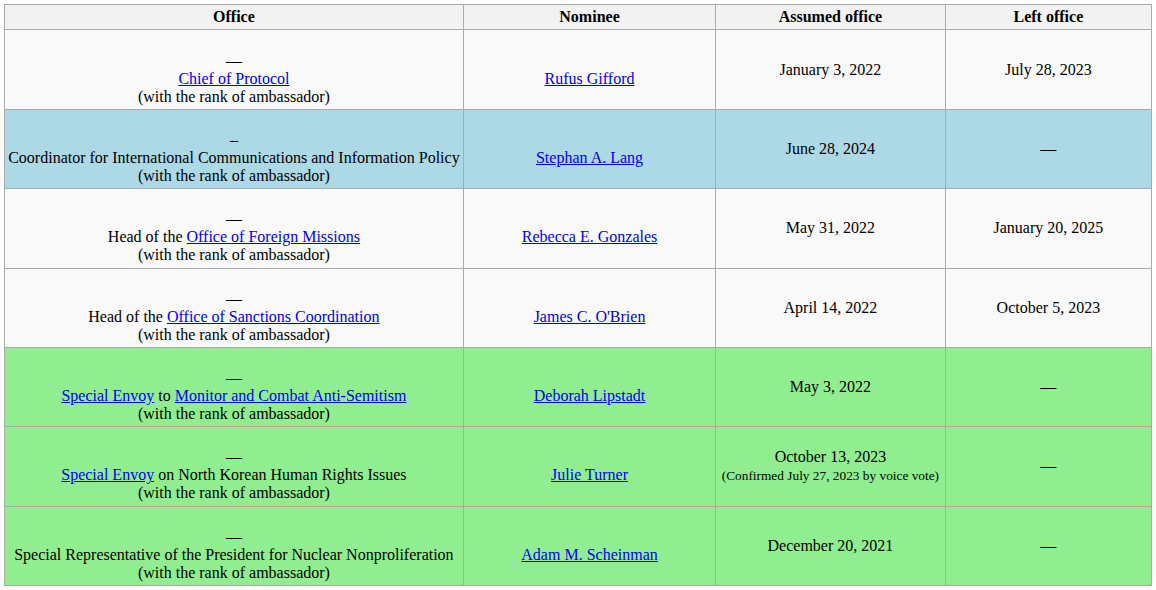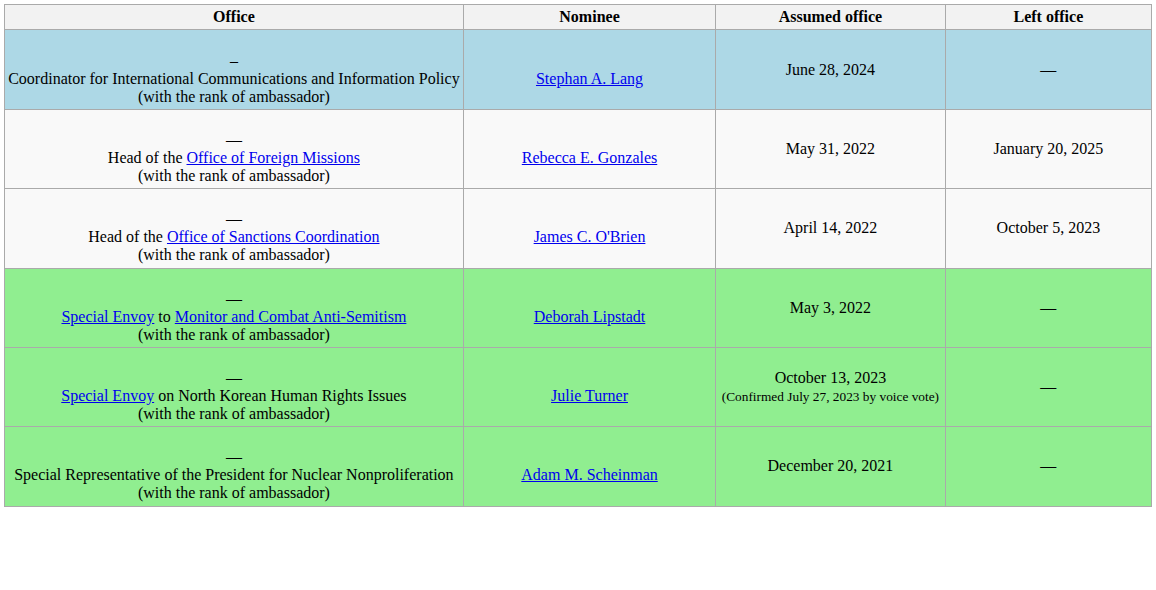- row: (234, 78)
